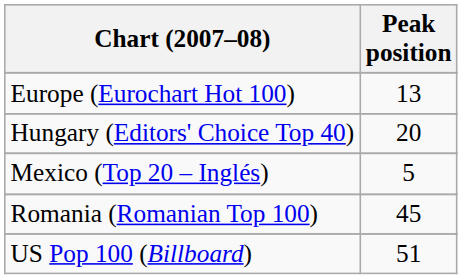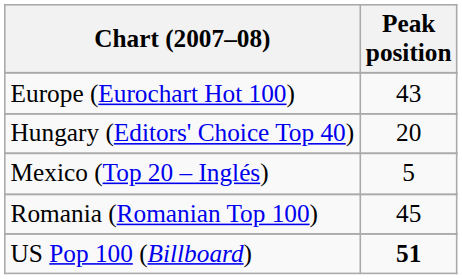(409, 93) 13 -> (409, 93) 43
(409, 253) normal -> (409, 253) bold
